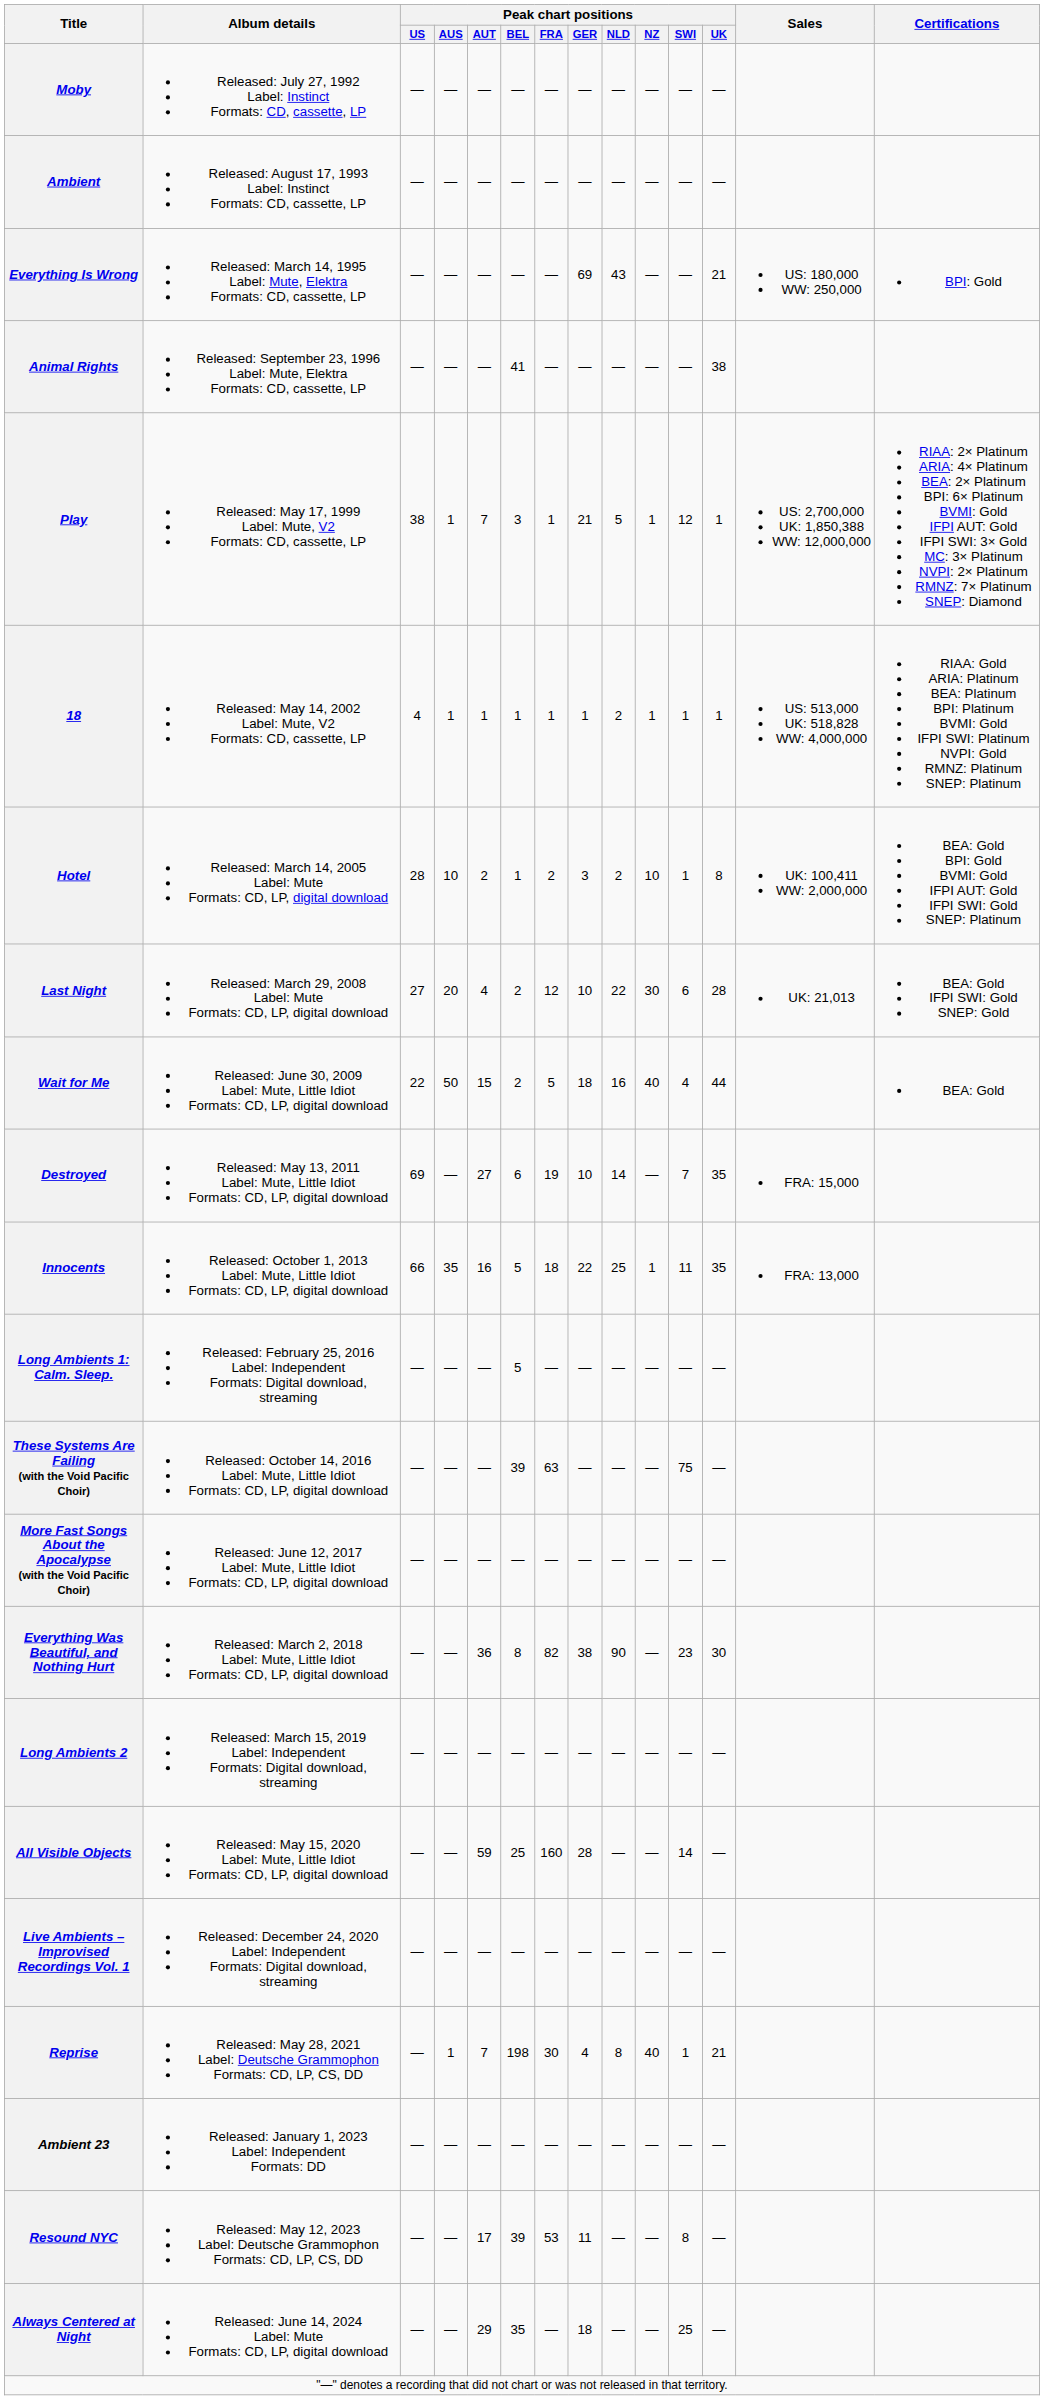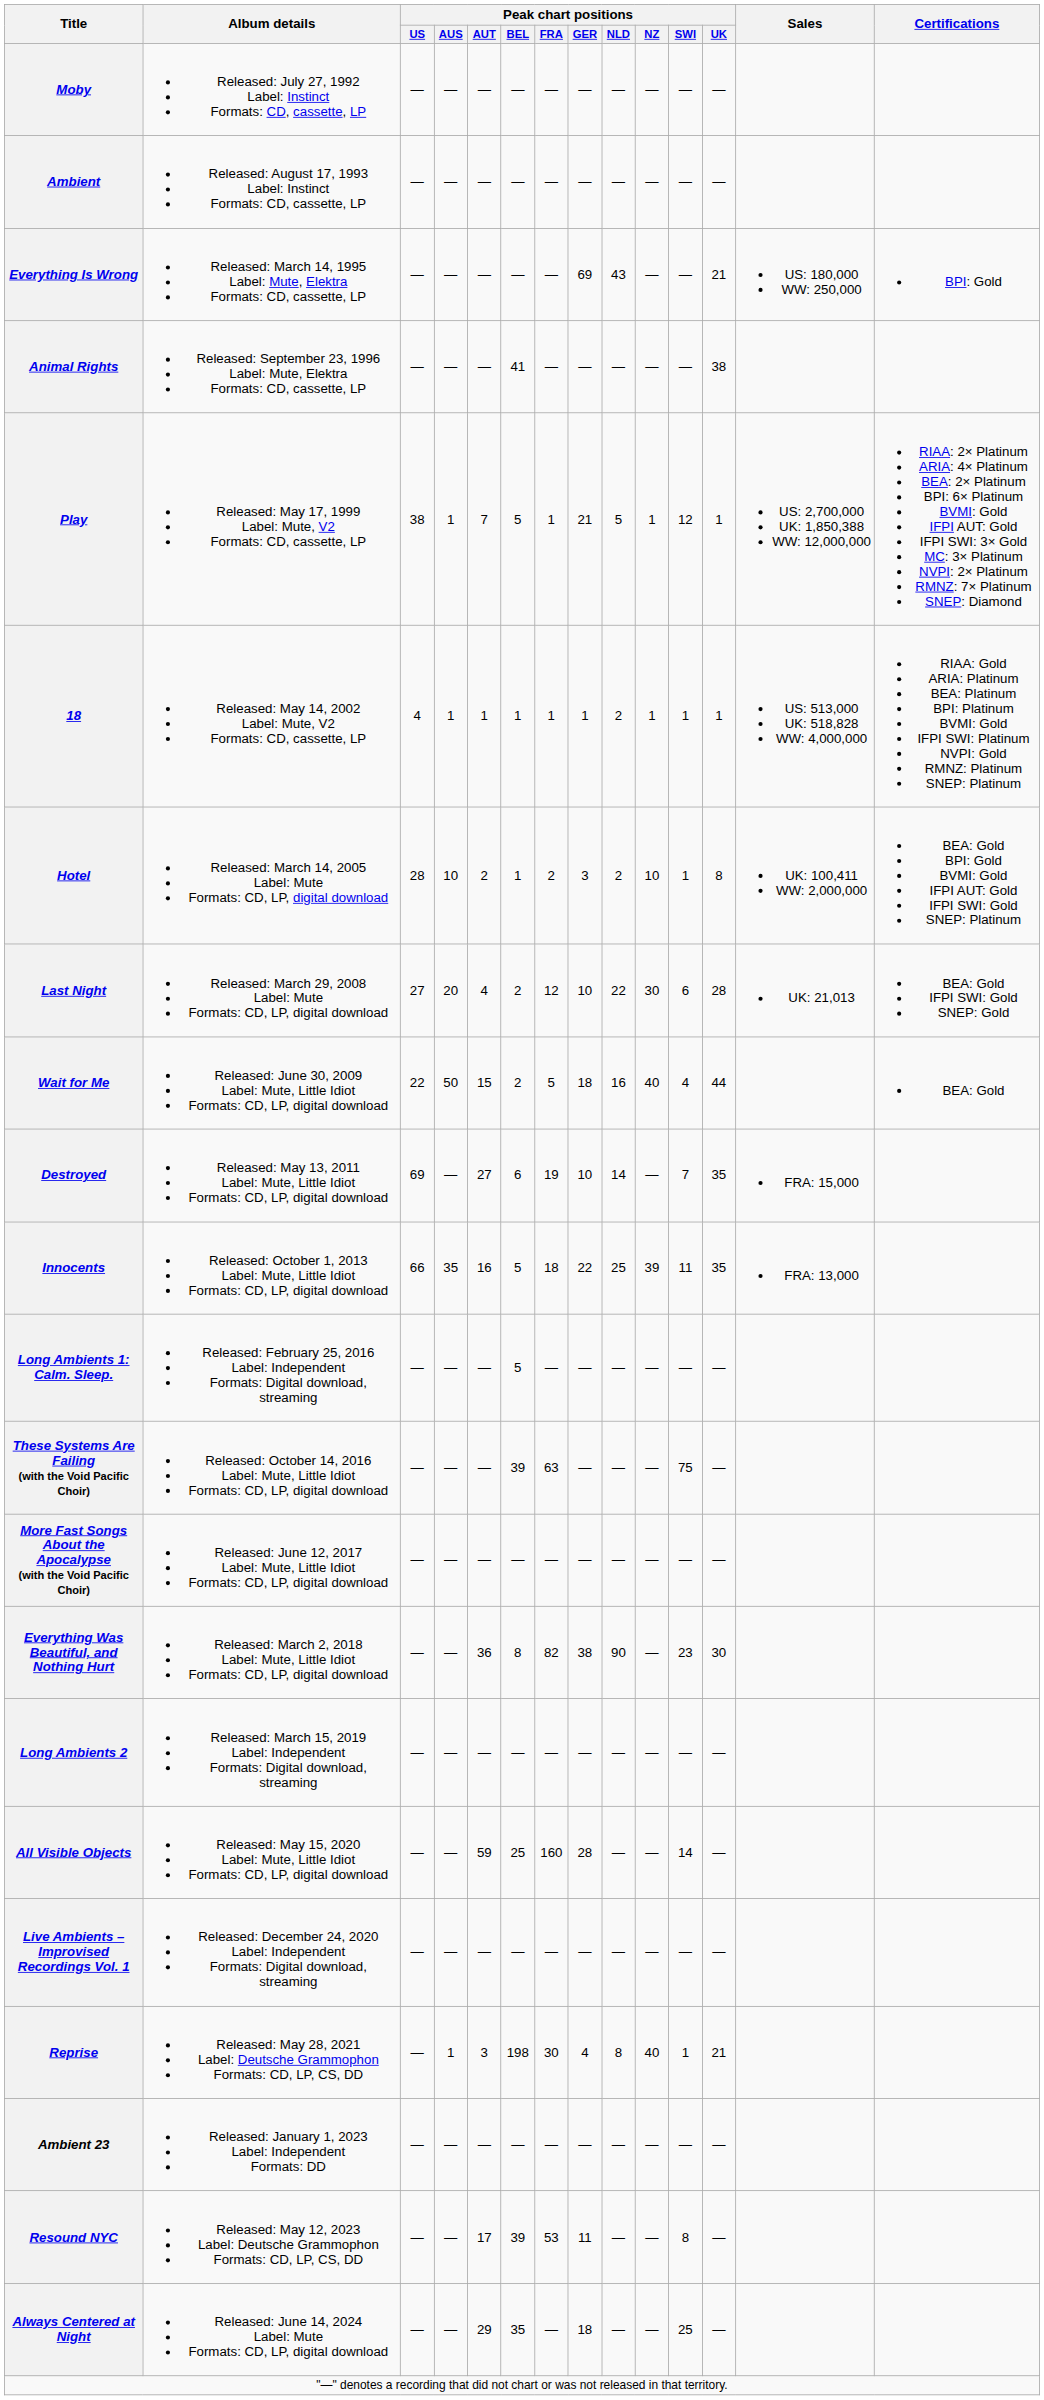(518, 519) 3 -> (518, 519) 5
(652, 1267) 1 -> (652, 1267) 39
(484, 2052) 7 -> (484, 2052) 3
